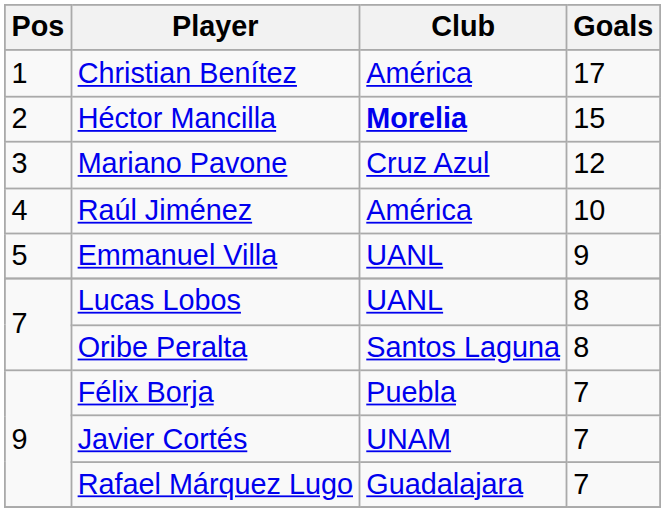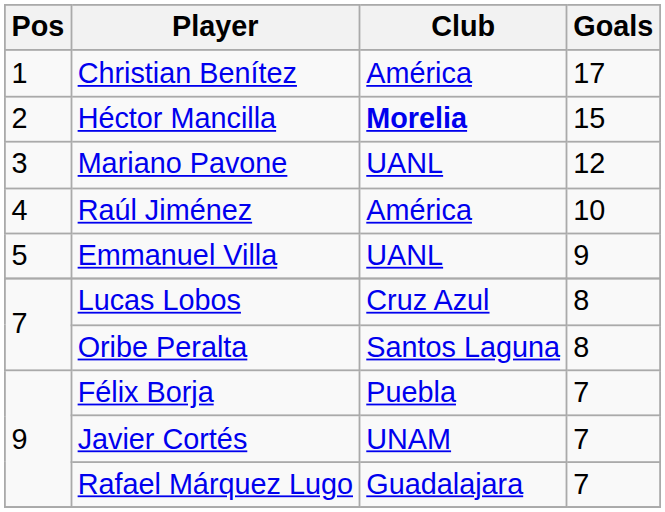(428, 164) Cruz Azul -> (405, 164) UANL
(405, 301) UANL -> (428, 301) Cruz Azul
